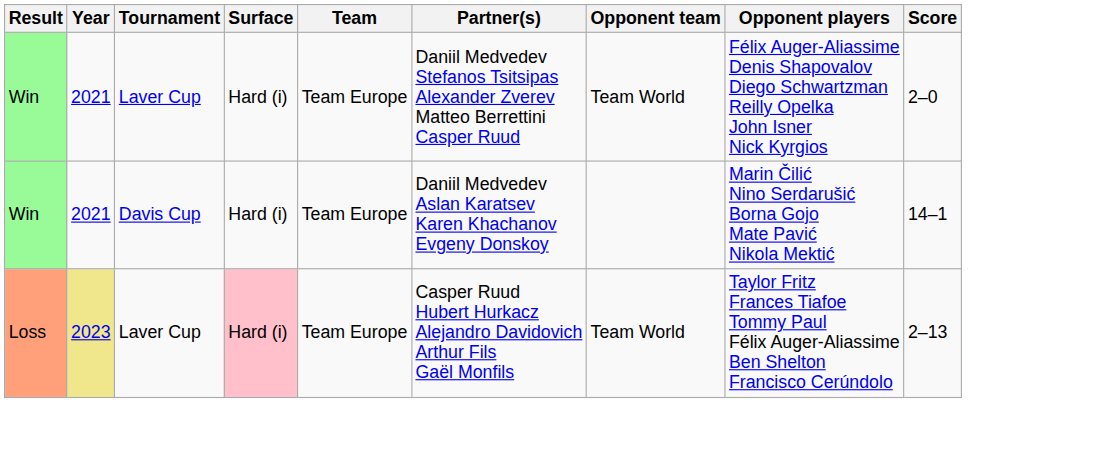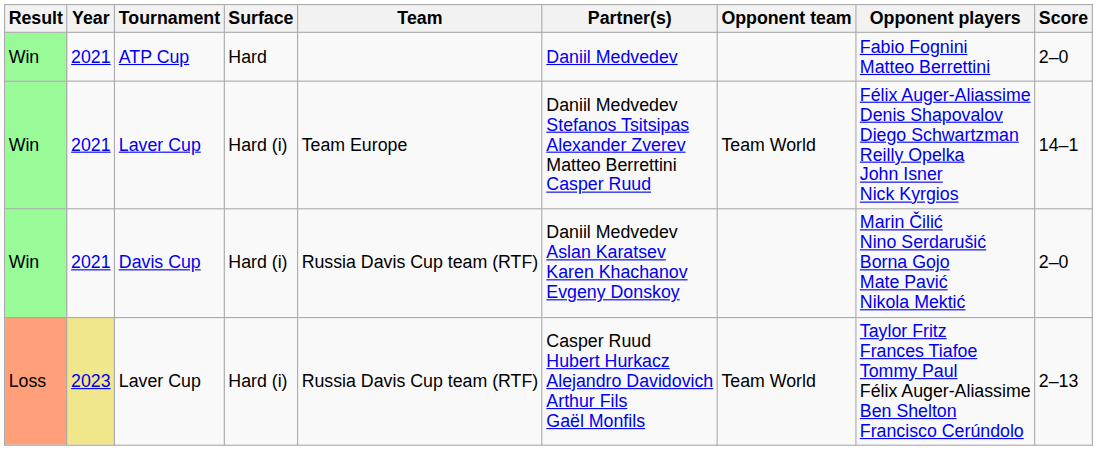+ row: (24, 56)
(923, 96) 2–0 -> (1059, 144) 14–1
(354, 214) Team Europe -> (420, 262) Russia Davis Cup team (RTF)
(928, 214) 14–1 -> (1054, 262) 2–0
(258, 332) pink background -> (258, 380) no background
(354, 332) Team Europe -> (420, 380) Russia Davis Cup team (RTF)
